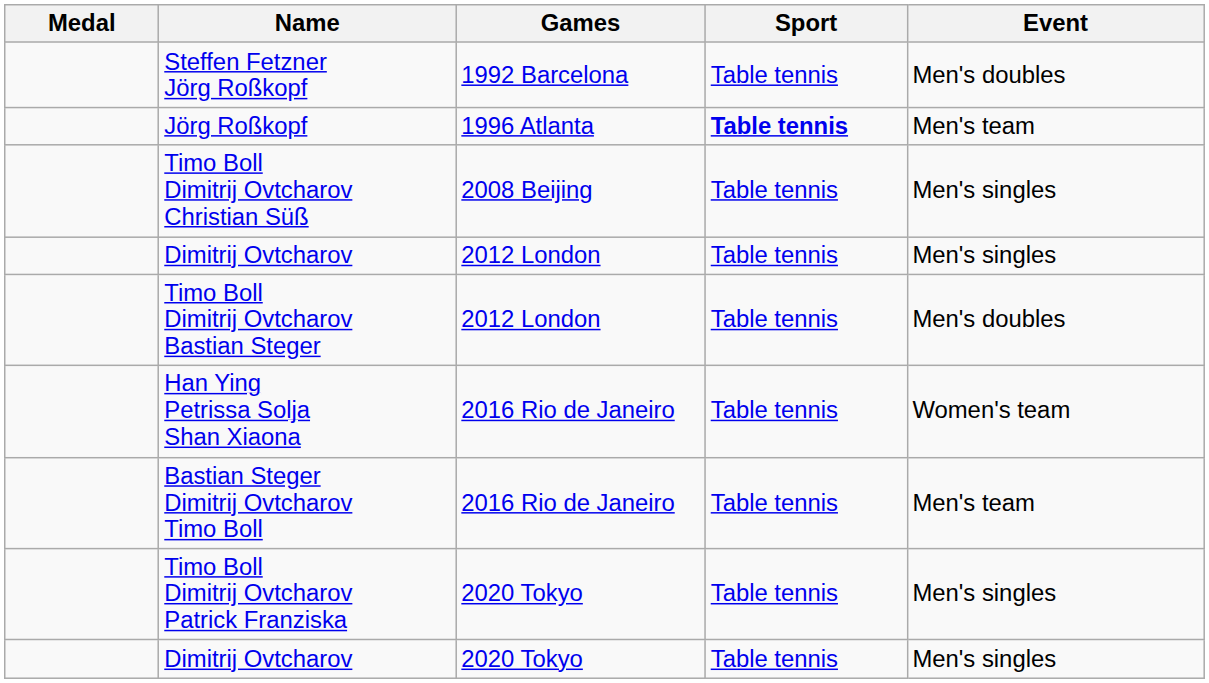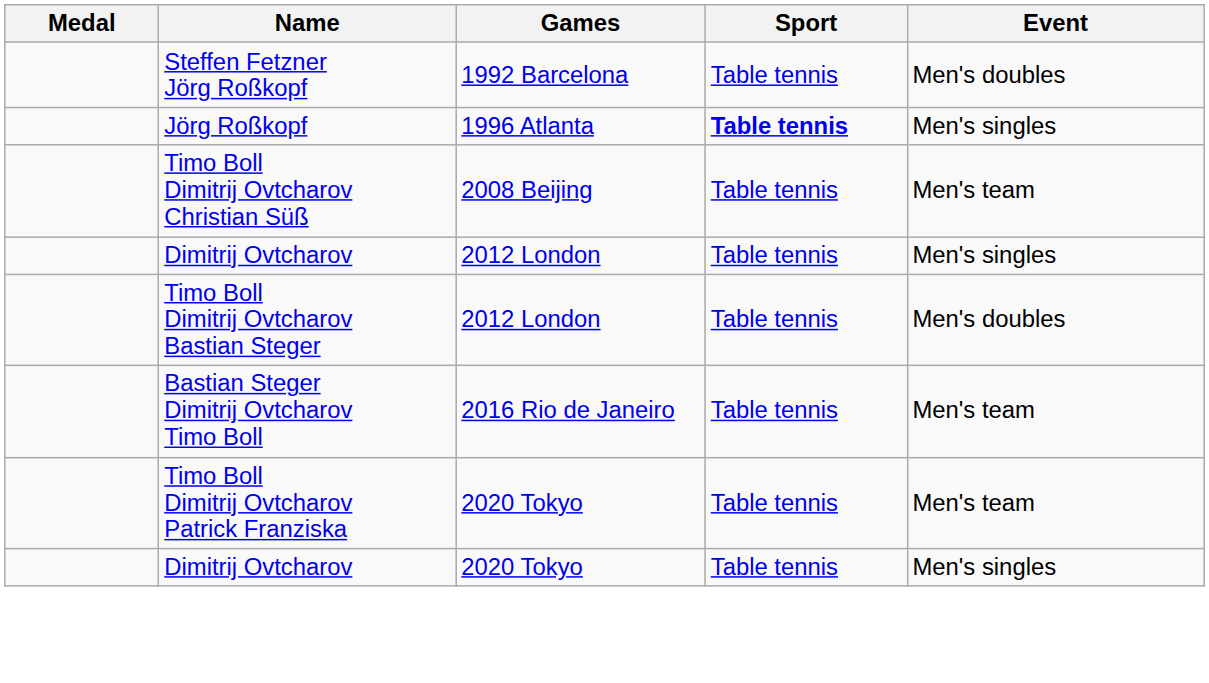(974, 125) Men's team -> (984, 125) Men's singles
(984, 190) Men's singles -> (974, 190) Men's team
- row: (237, 411)
(984, 594) Men's singles -> (974, 502) Men's team
